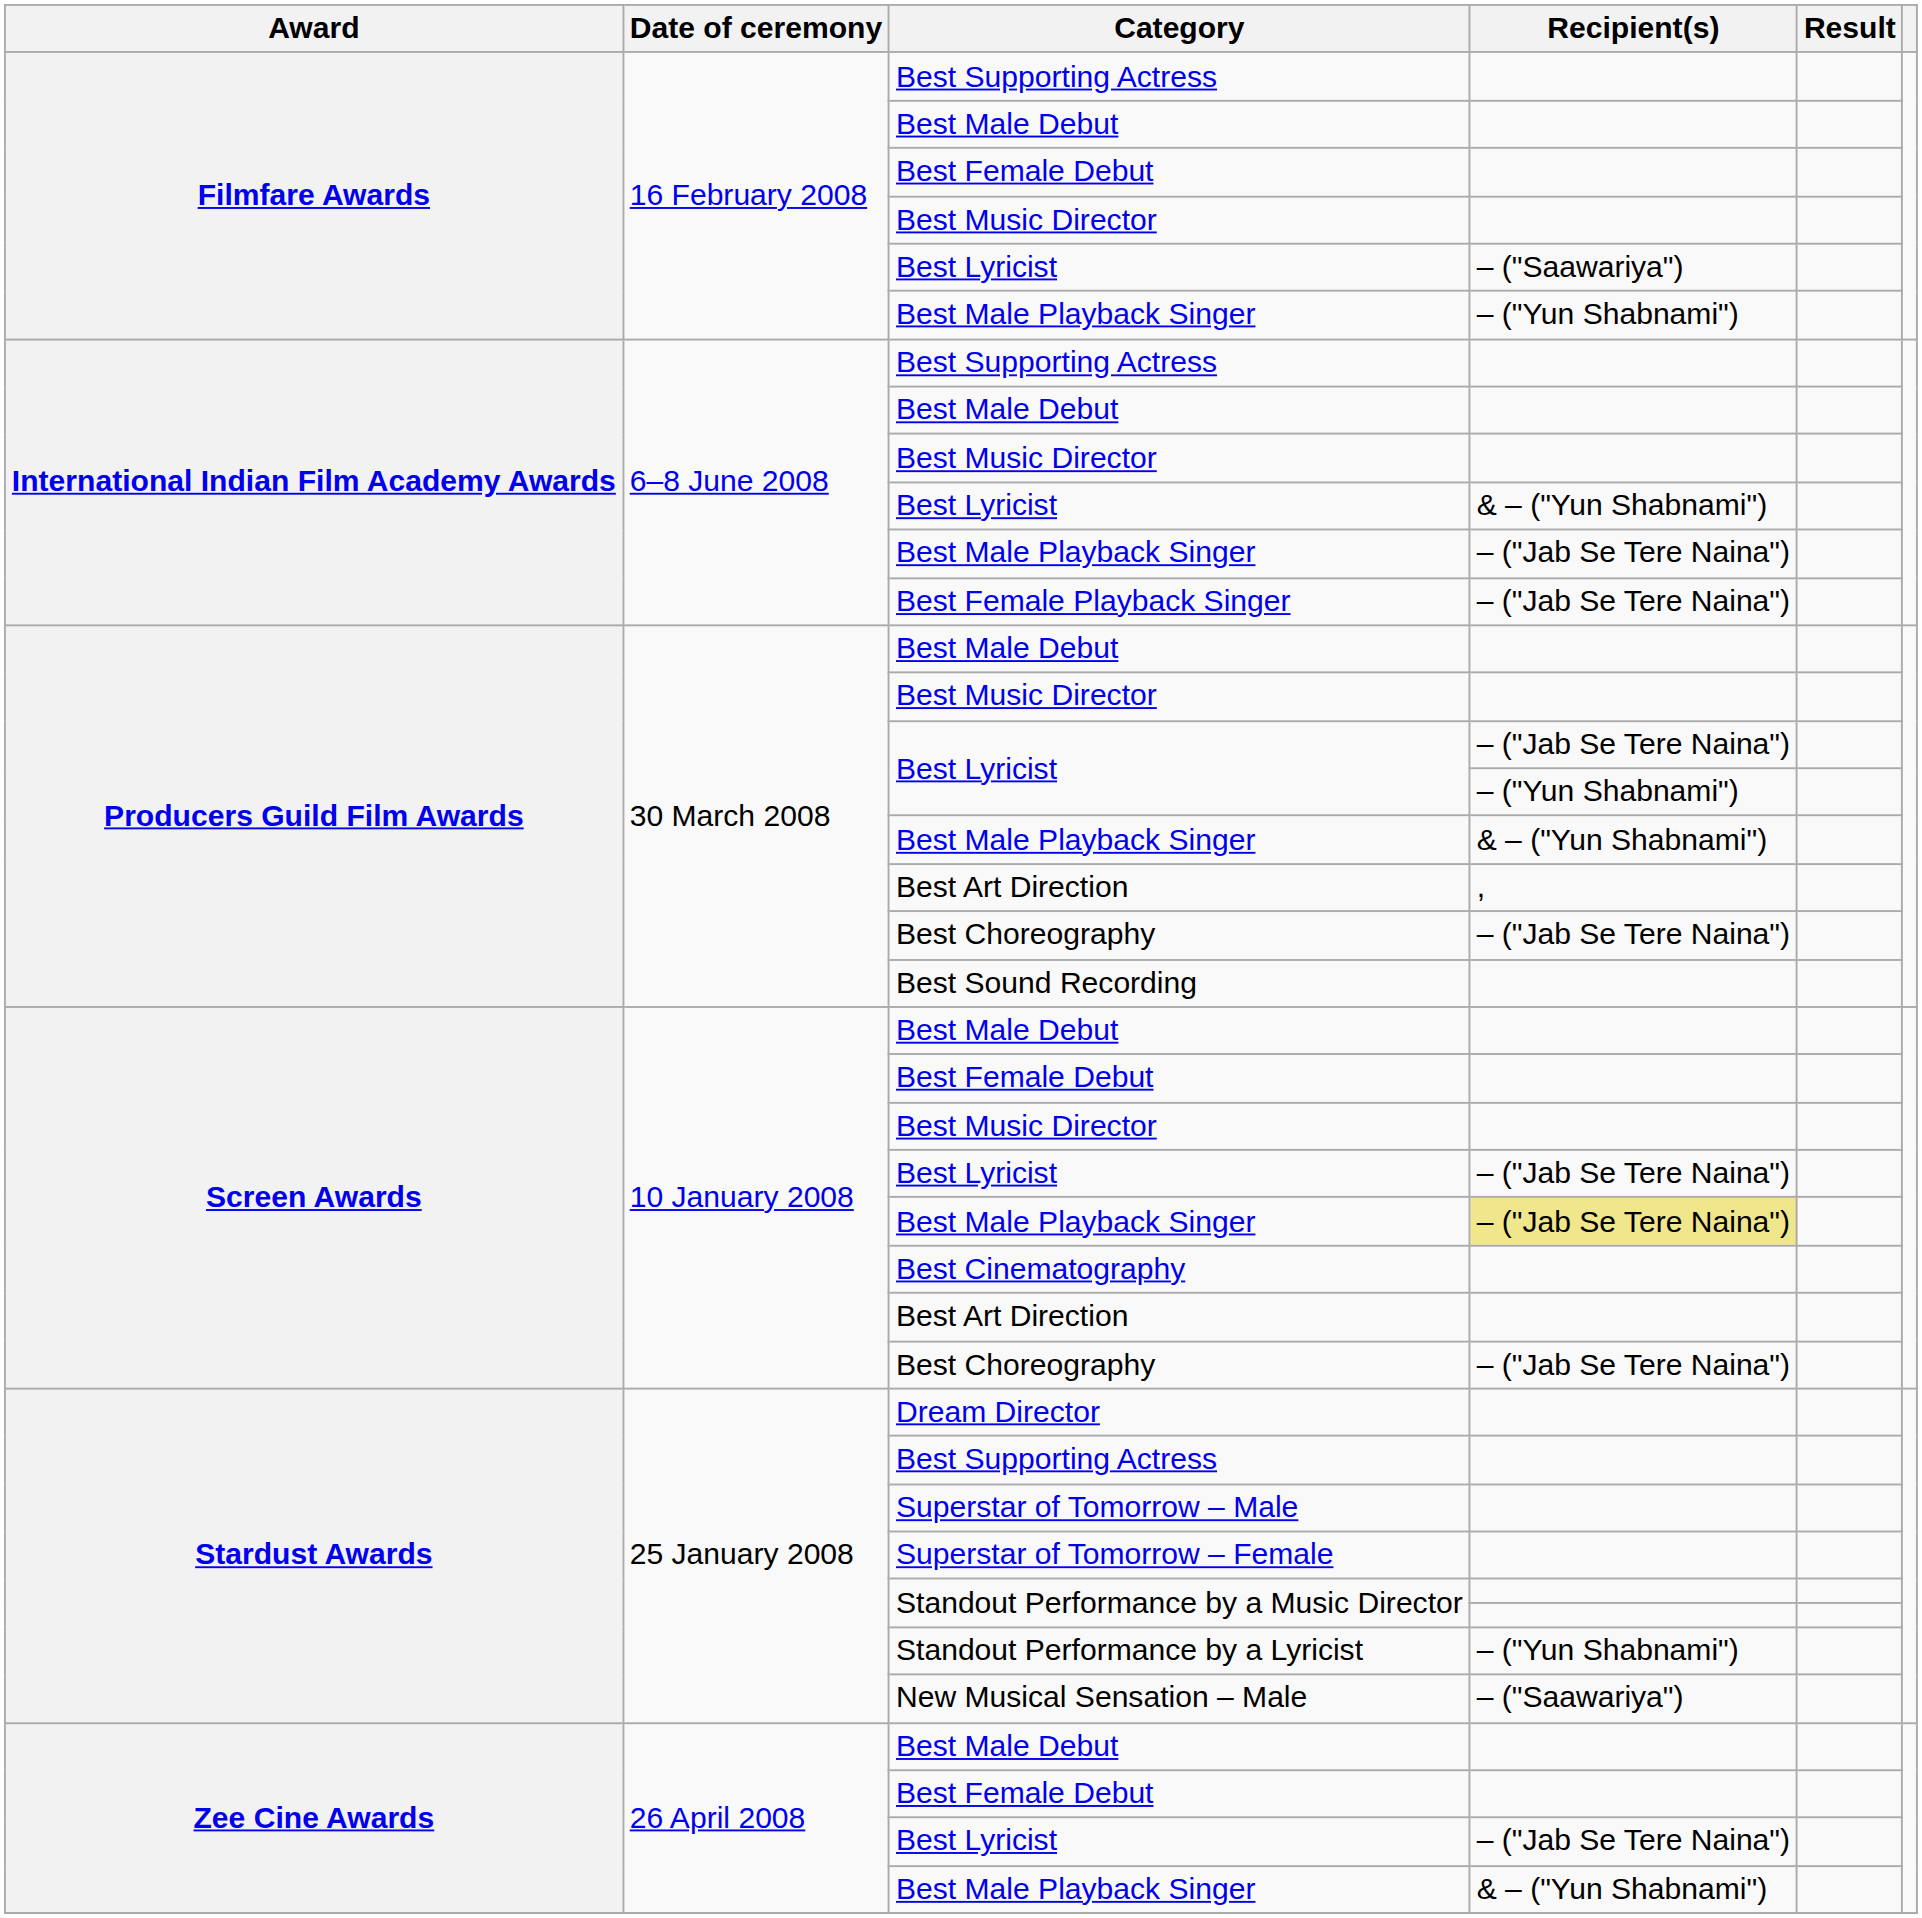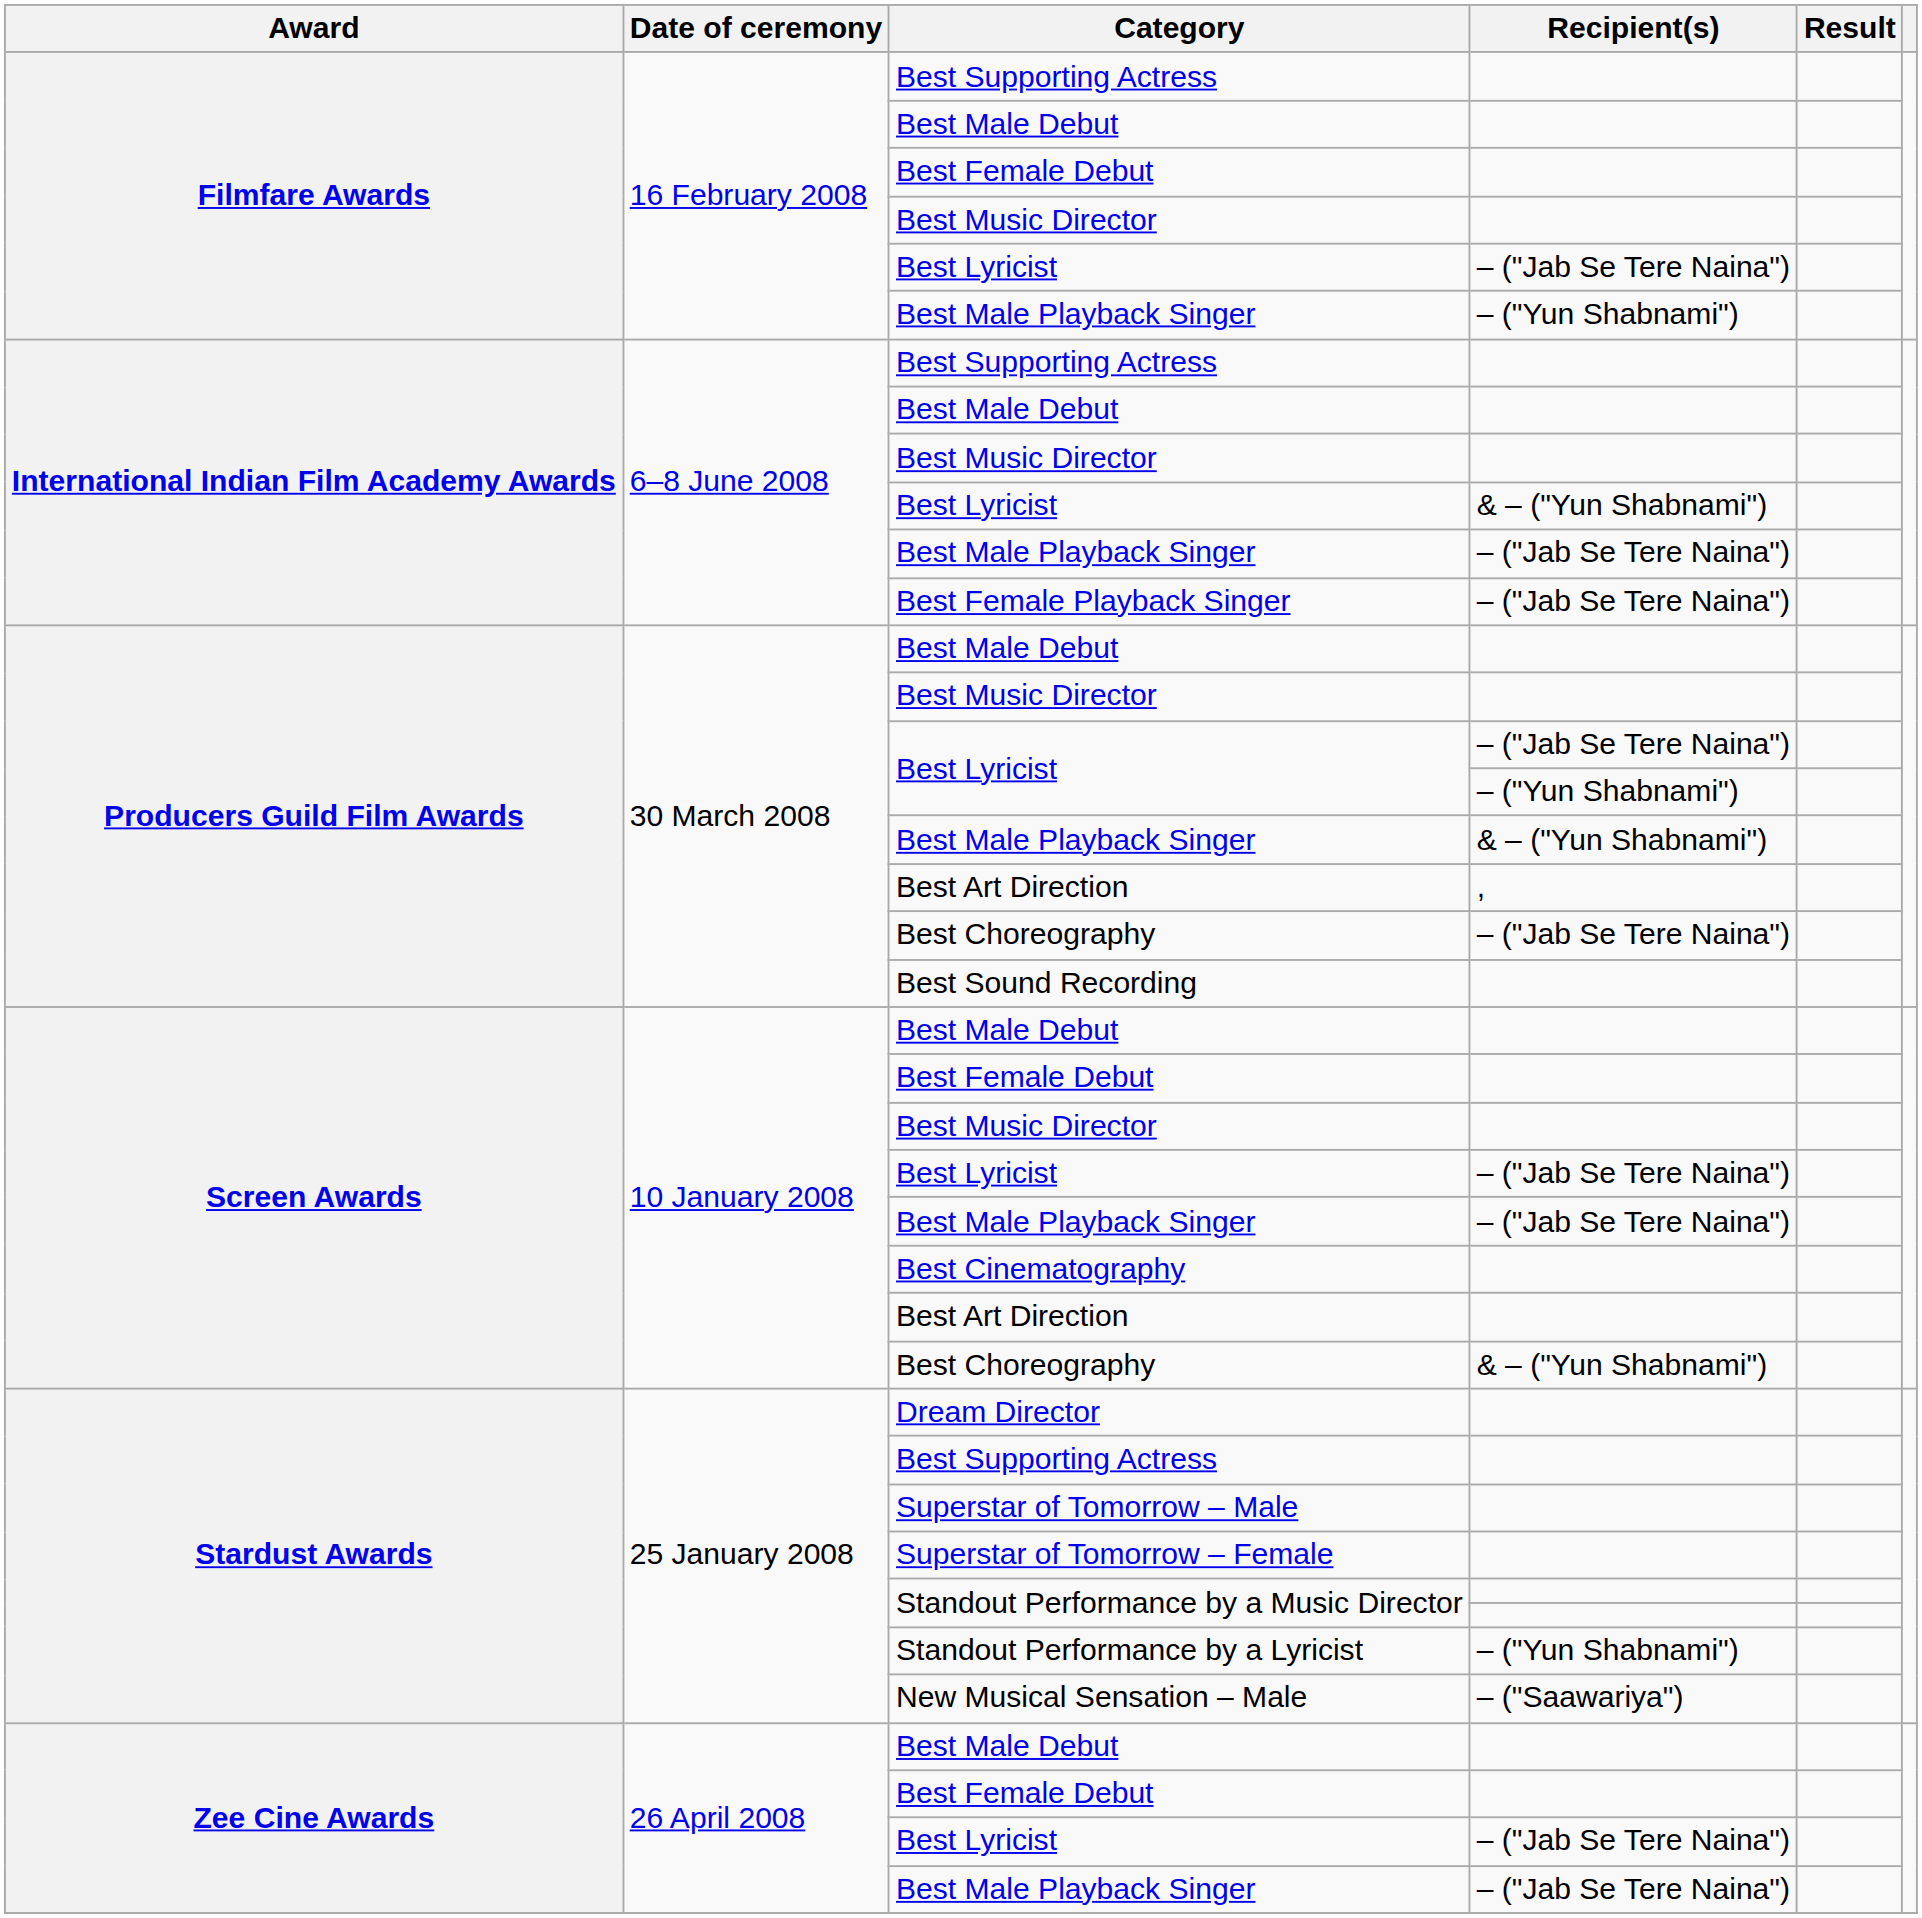(1580, 266) – ("Saawariya") -> (1633, 266) – ("Jab Se Tere Naina")
(1633, 1220) khaki background -> (1633, 1220) no background
(1633, 1364) – ("Jab Se Tere Naina") -> (1622, 1364) & – ("Yun Shabnami")
(1622, 1888) & – ("Yun Shabnami") -> (1633, 1888) – ("Jab Se Tere Naina")
